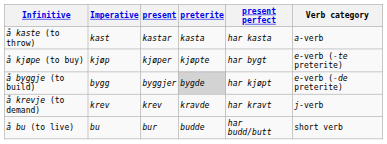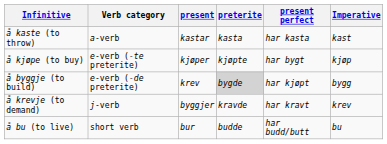columns swapped: (114, 16) <-> (337, 16)
(159, 83) byggjer -> (190, 83) krev
(152, 105) krev -> (197, 105) byggjer
